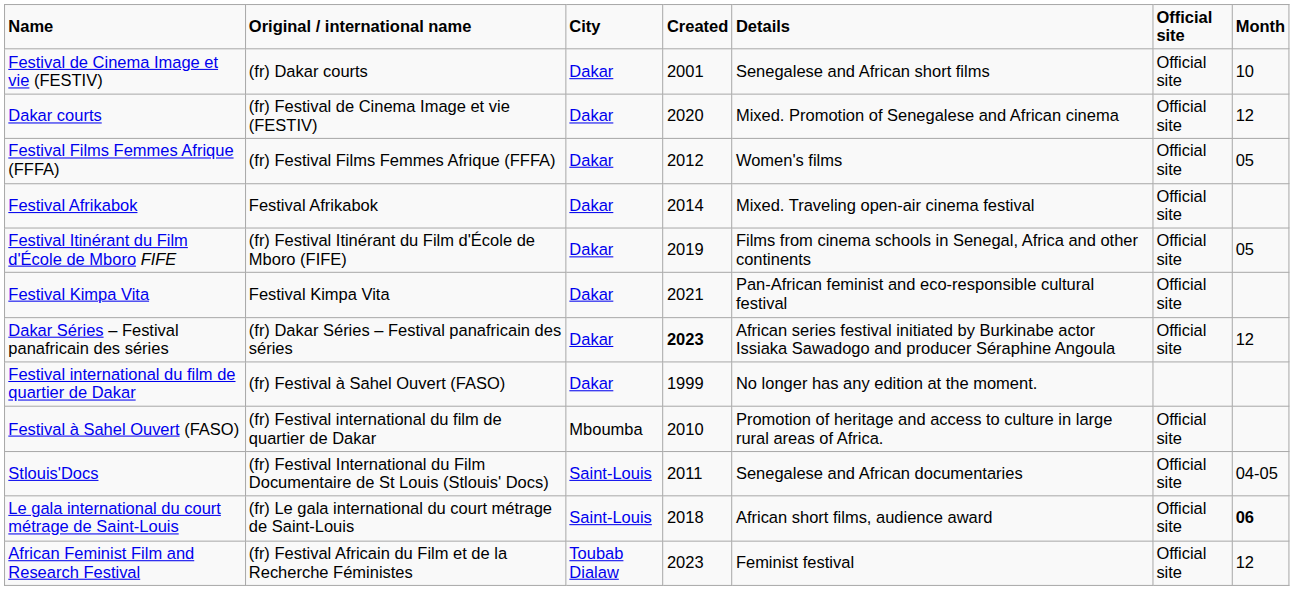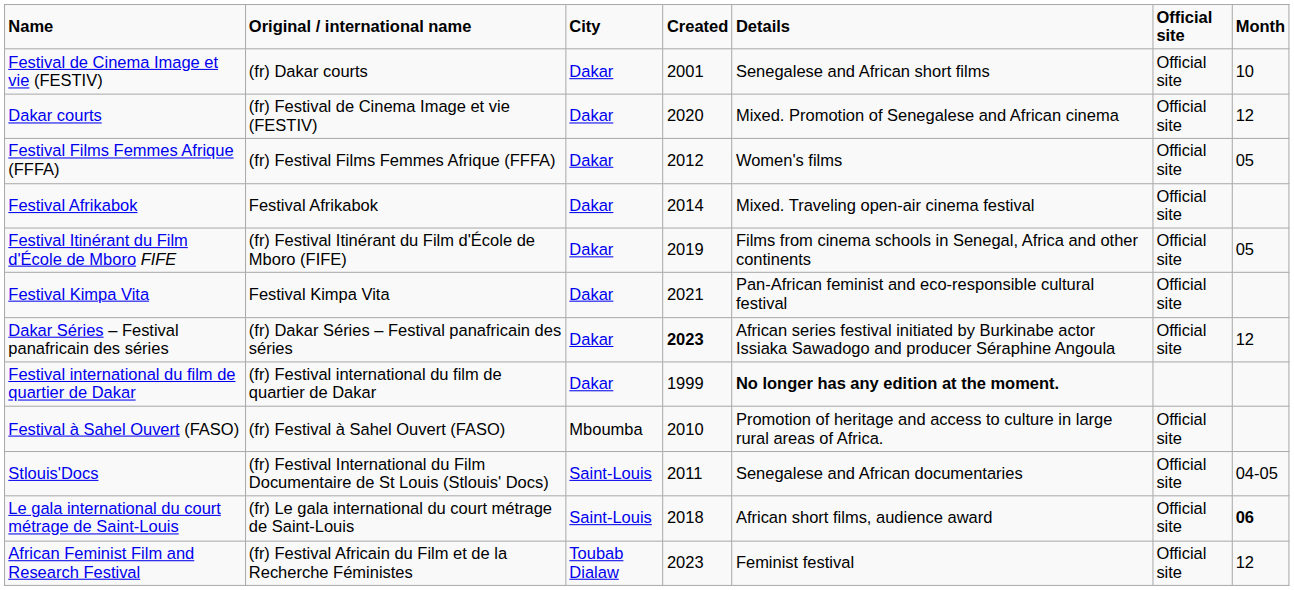(377, 384) (fr) Festival à Sahel Ouvert (FASO) -> (375, 384) (fr) Festival international du film de quartier de Dakar
(887, 384) normal -> (898, 384) bold
(375, 428) (fr) Festival international du film de quartier de Dakar -> (377, 428) (fr) Festival à Sahel Ouvert (FASO)
